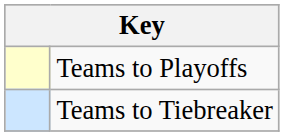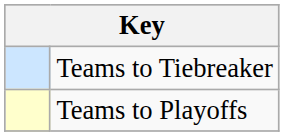rows swapped: (152, 67) <-> (165, 109)
